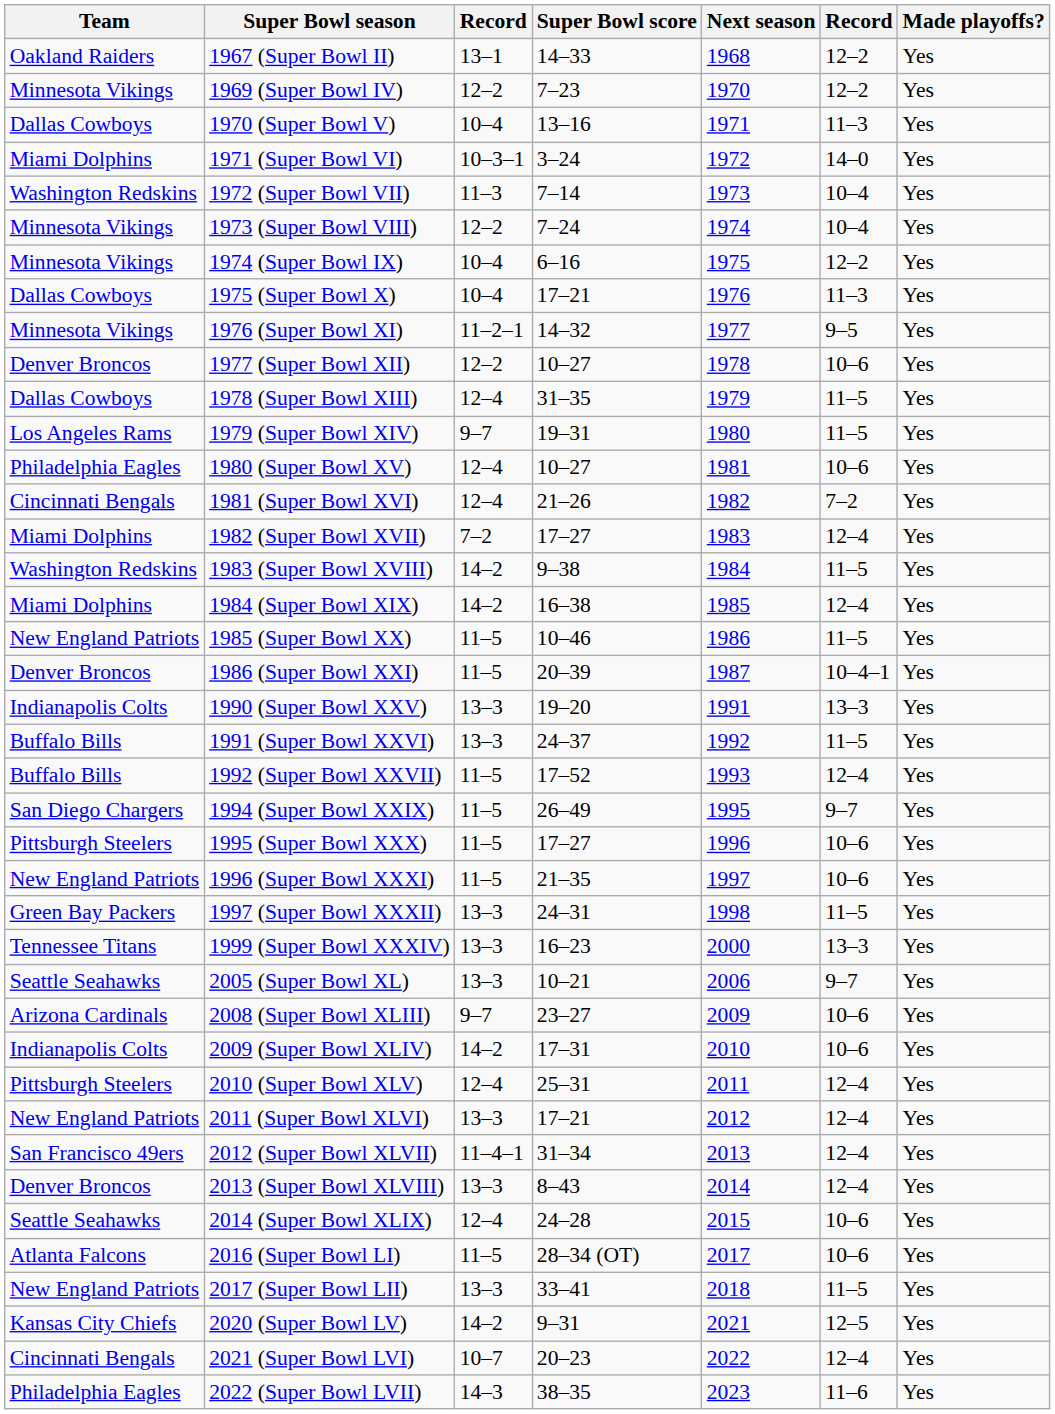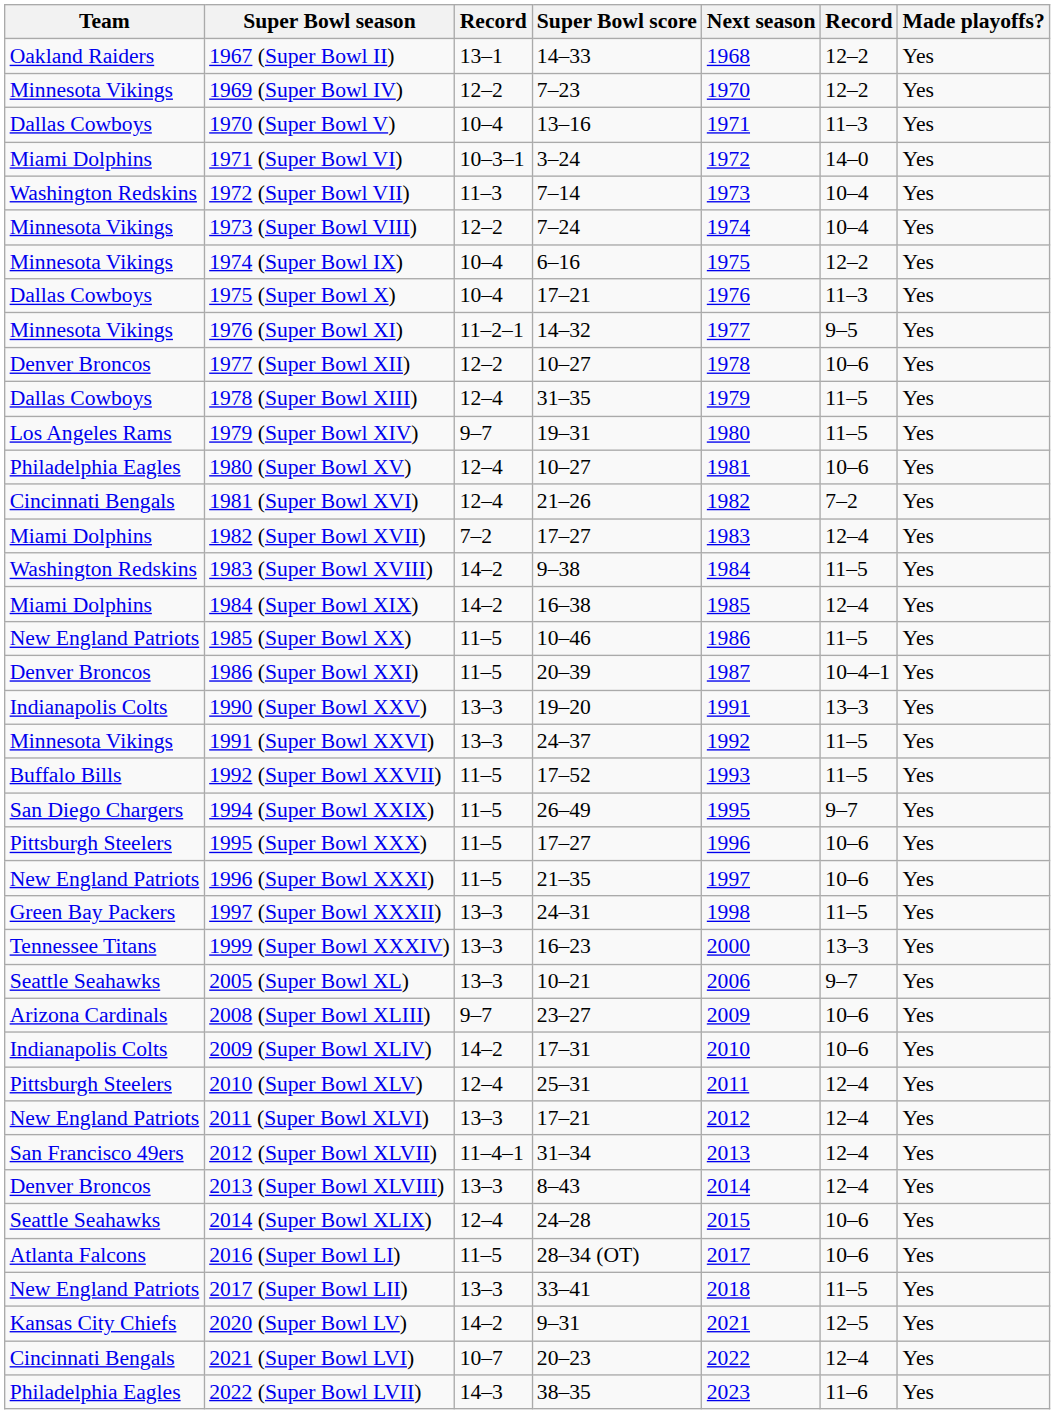(66, 741) Buffalo Bills -> (91, 741) Minnesota Vikings
(847, 775) 12–4 -> (847, 775) 11–5
